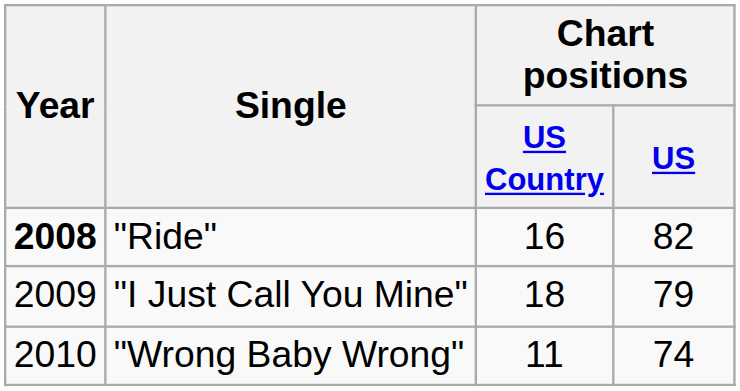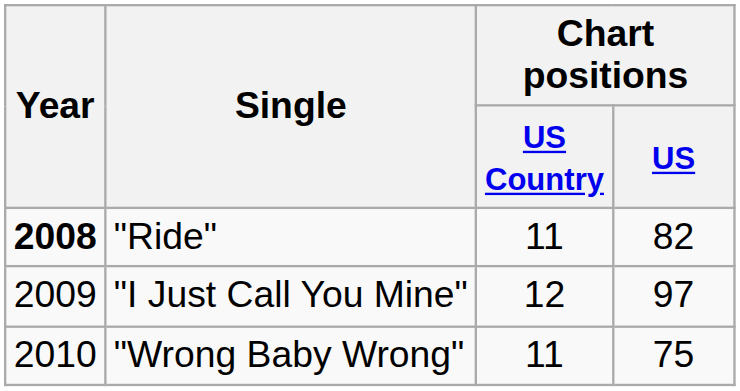(544, 236) 16 -> (544, 236) 11
(544, 295) 18 -> (544, 295) 12
(674, 295) 79 -> (674, 295) 97
(674, 354) 74 -> (674, 354) 75
